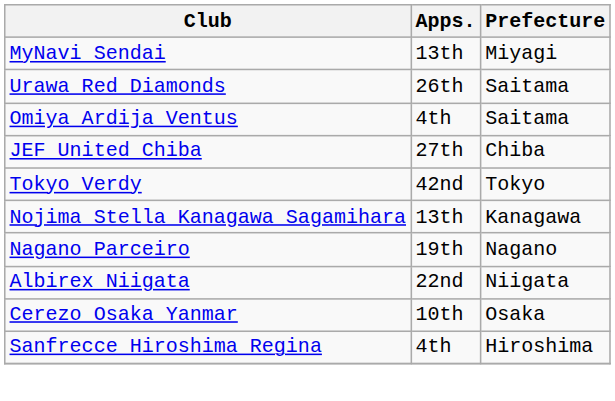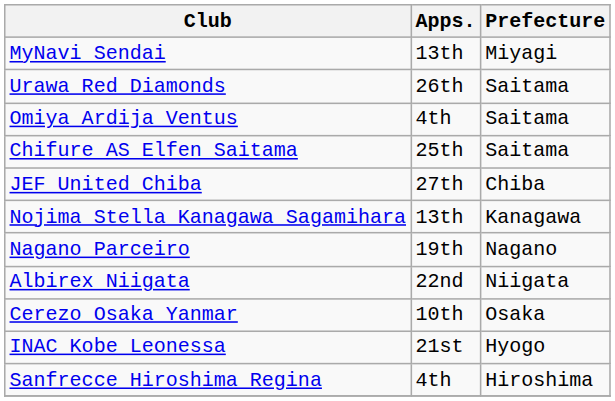+ row: (154, 152)
- row: (76, 184)
+ row: (118, 347)
